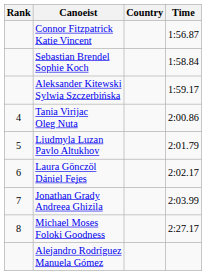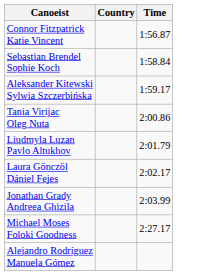- column: (19, 12)
